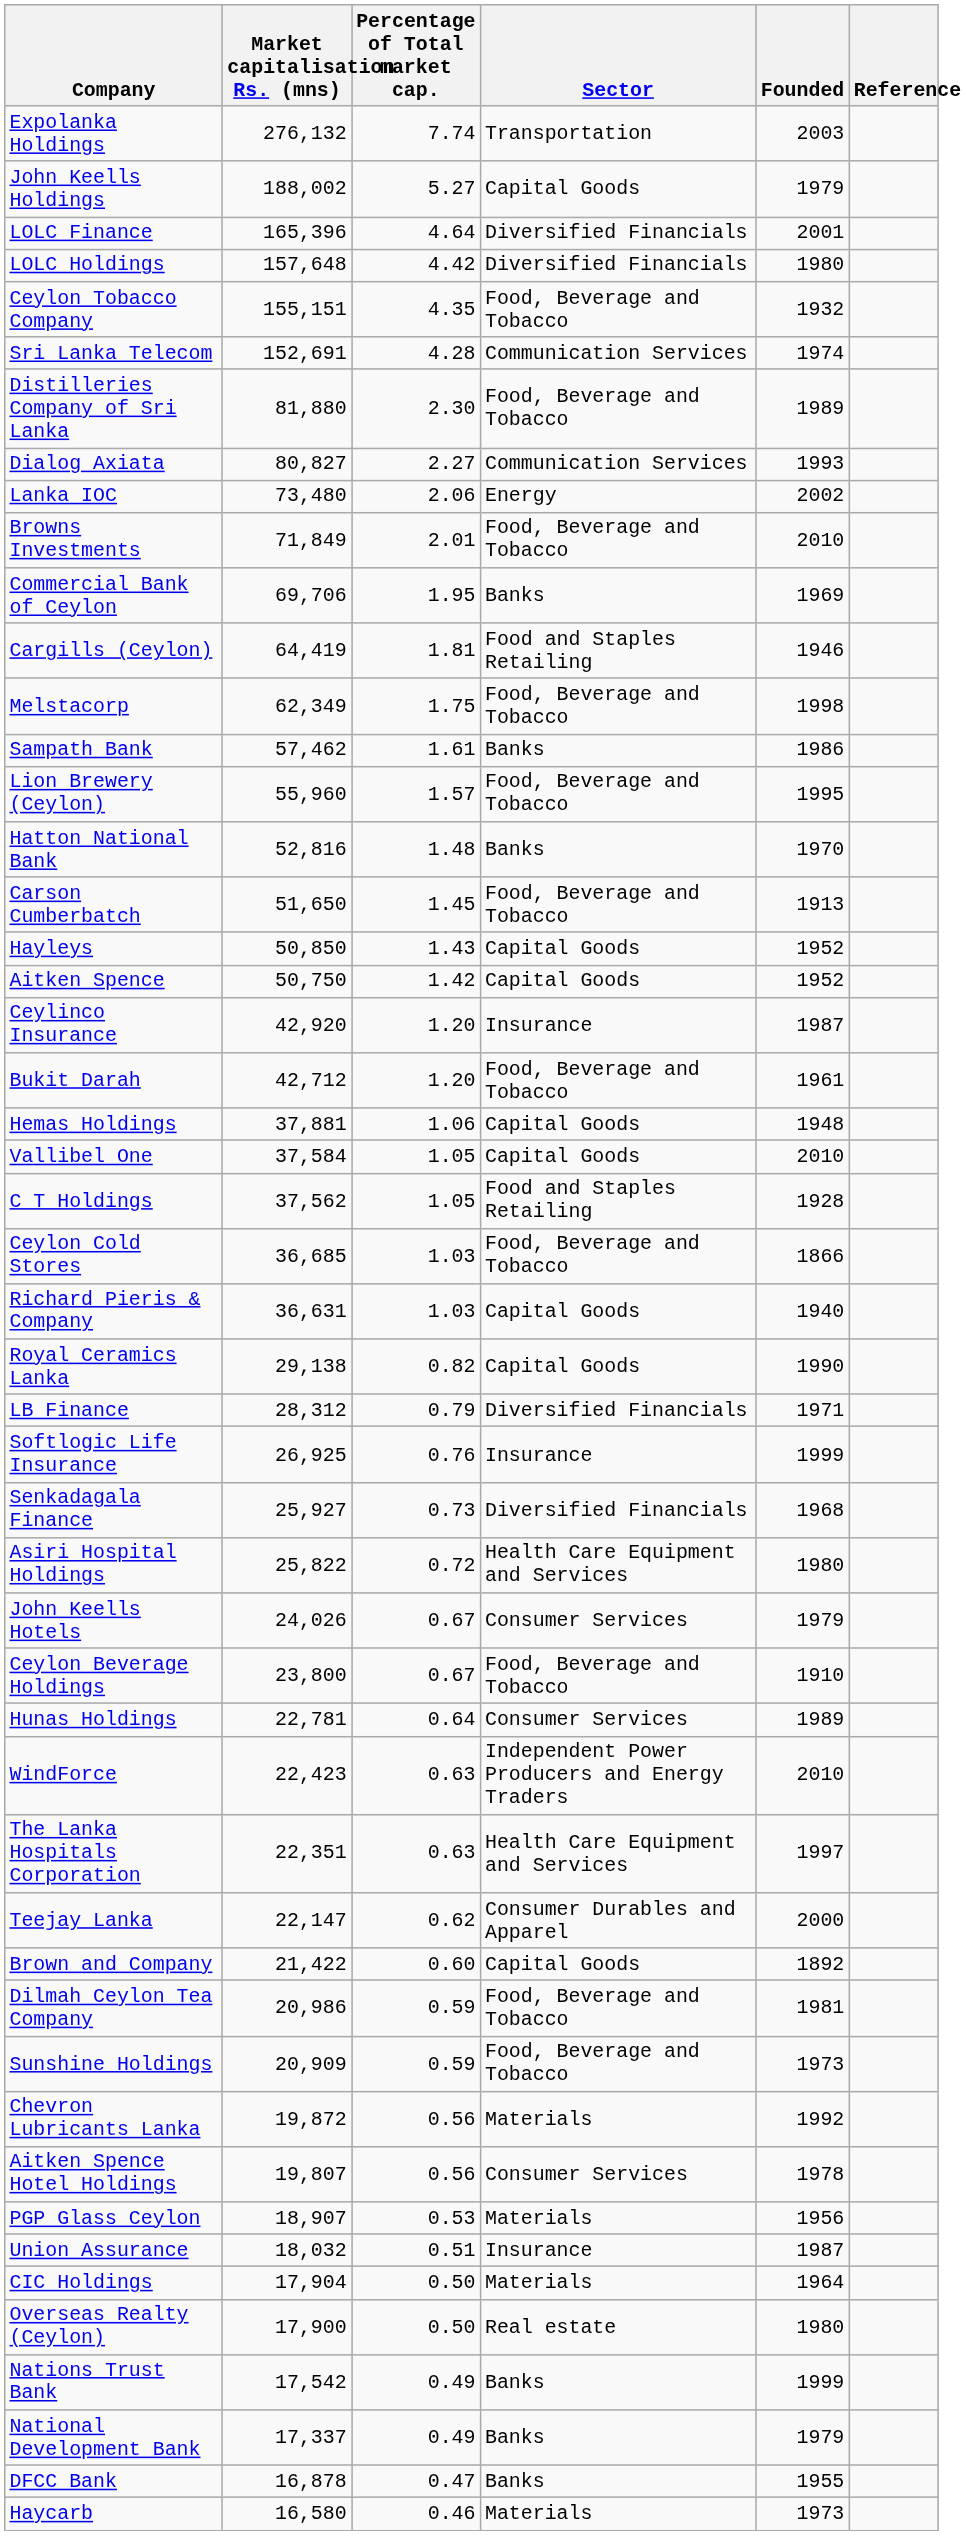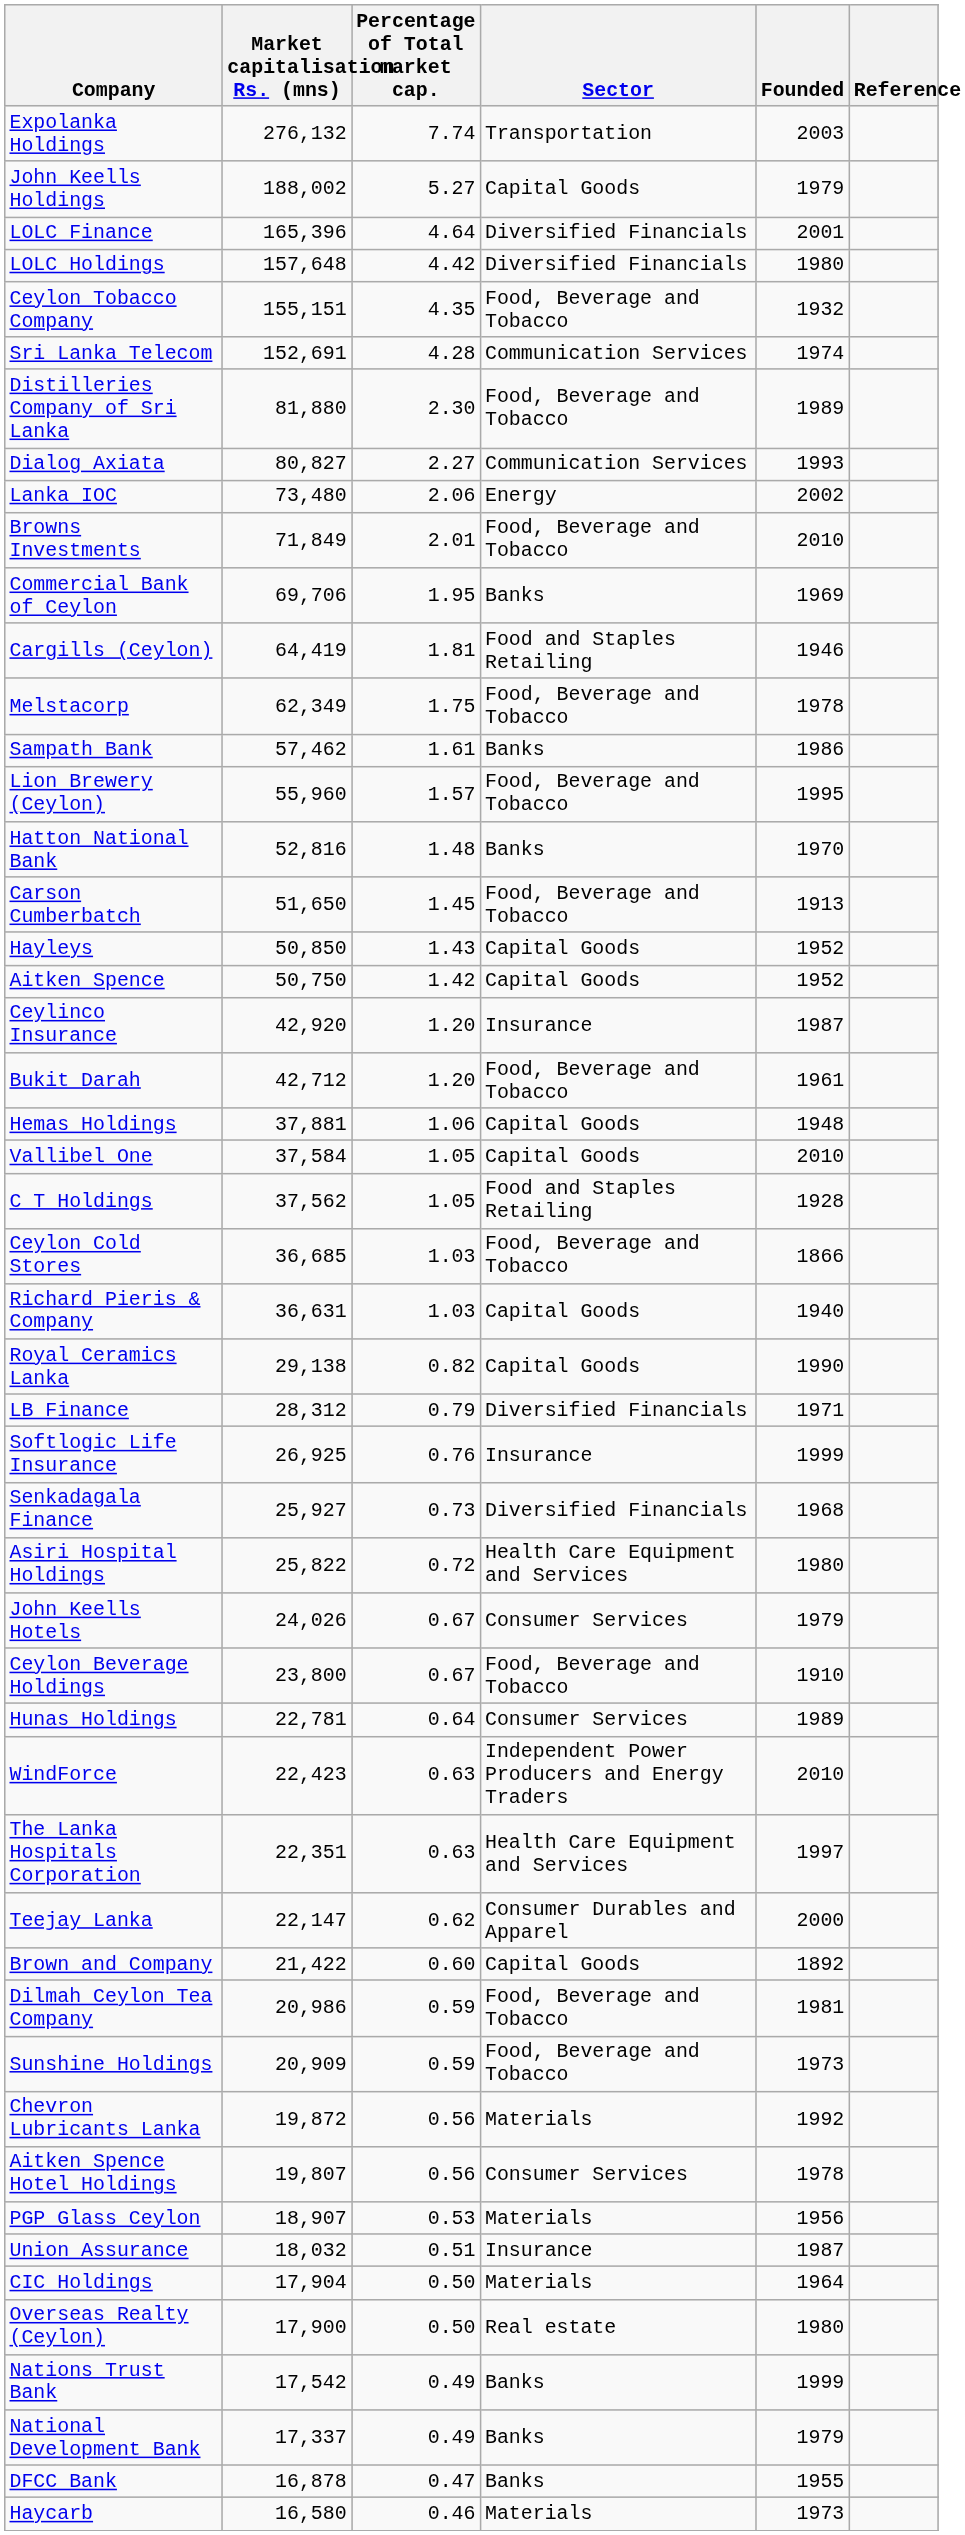(820, 706) 1998 -> (820, 706) 1978
